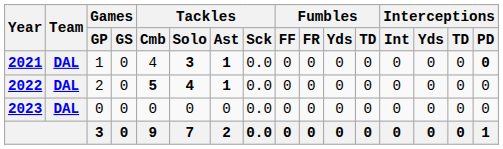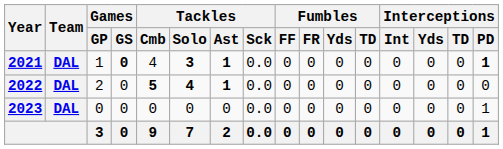(124, 63) normal -> (124, 63) bold
(486, 63) 0 -> (486, 63) 1
(486, 109) 0 -> (486, 109) 1
